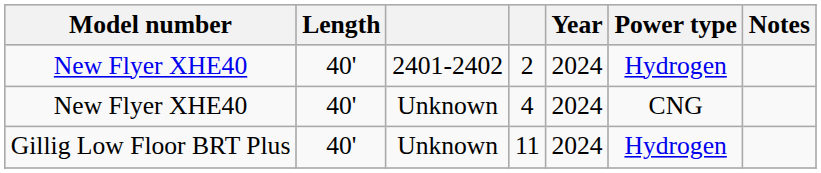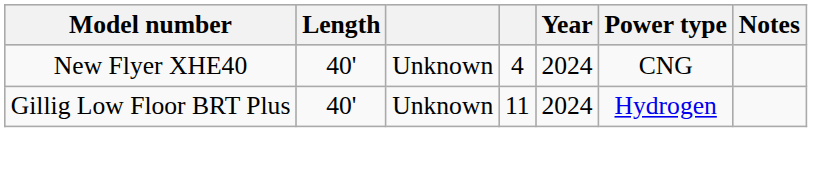- row: (527, 65)
